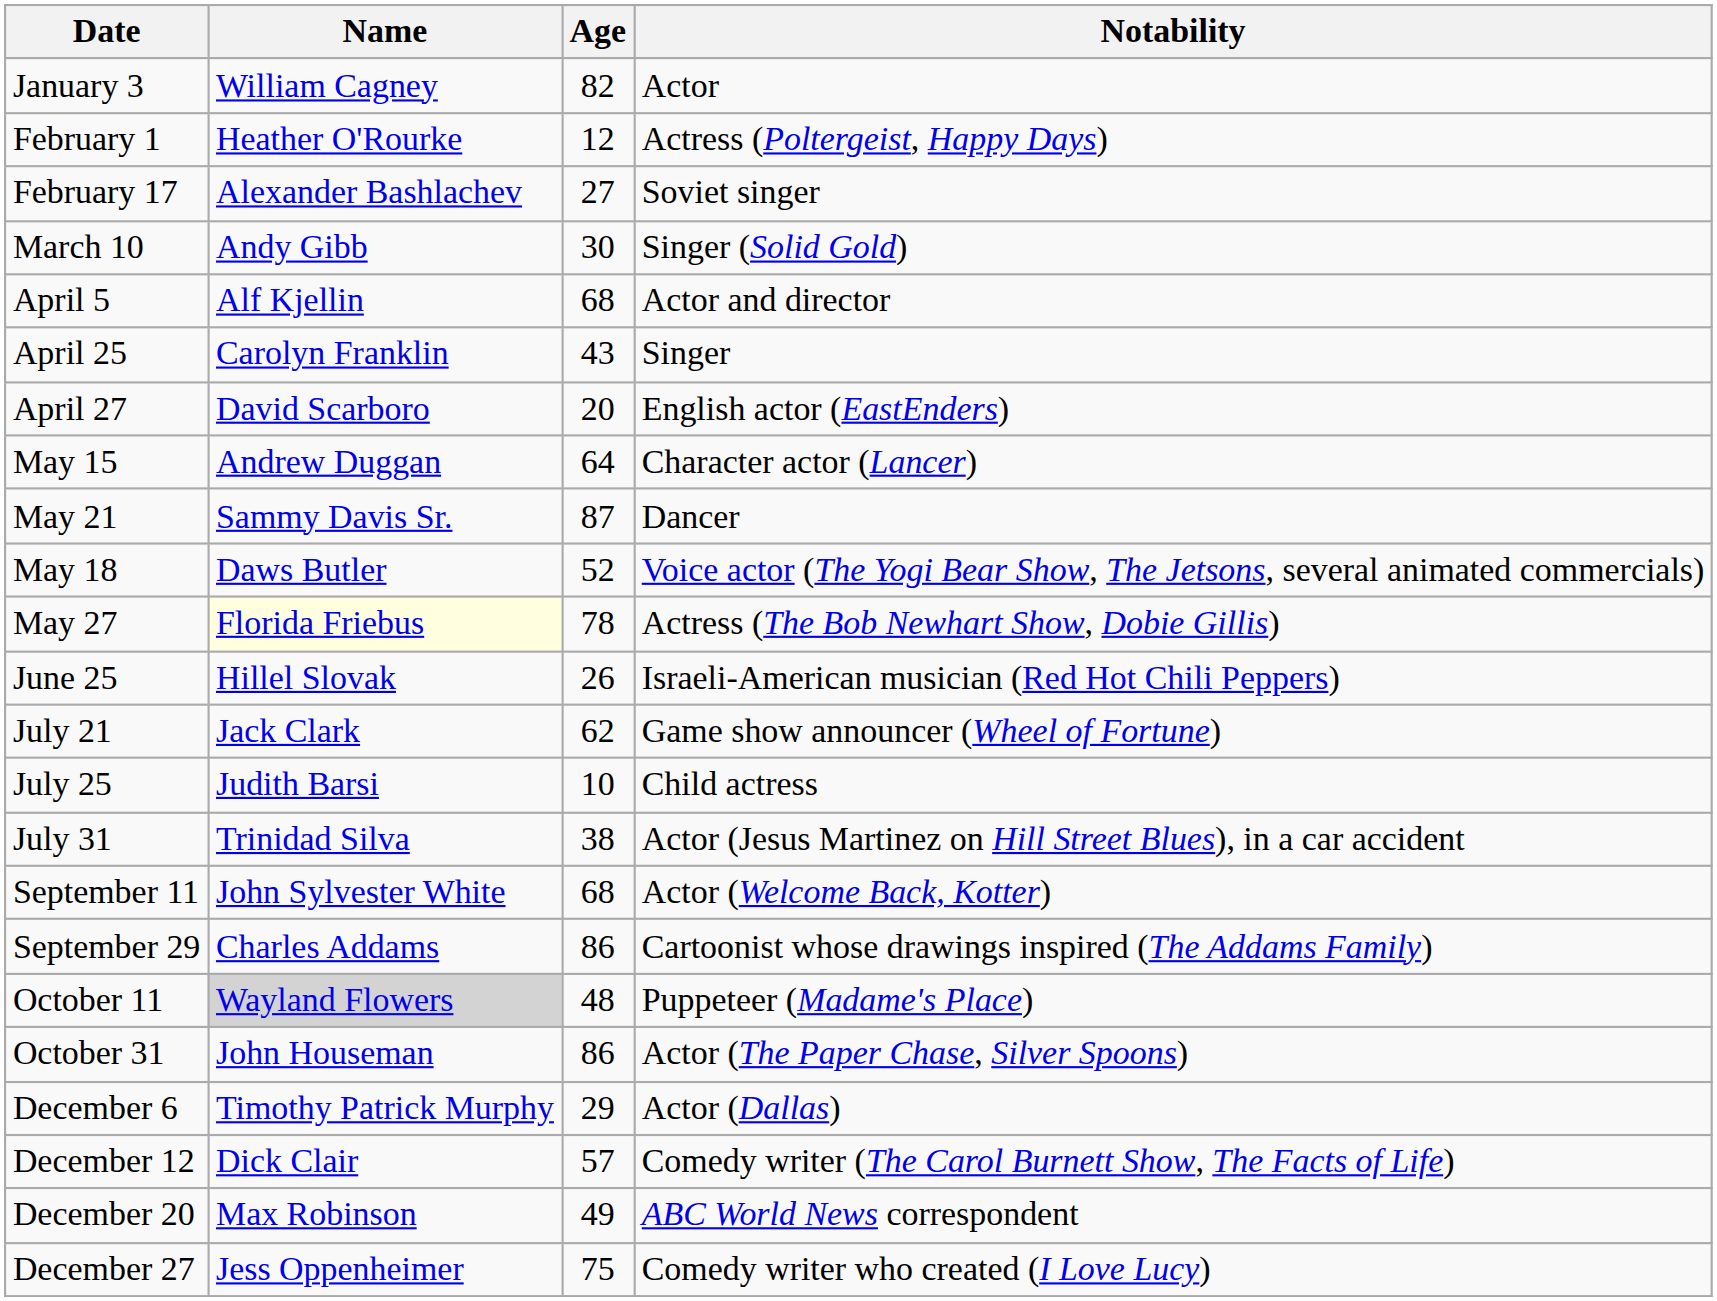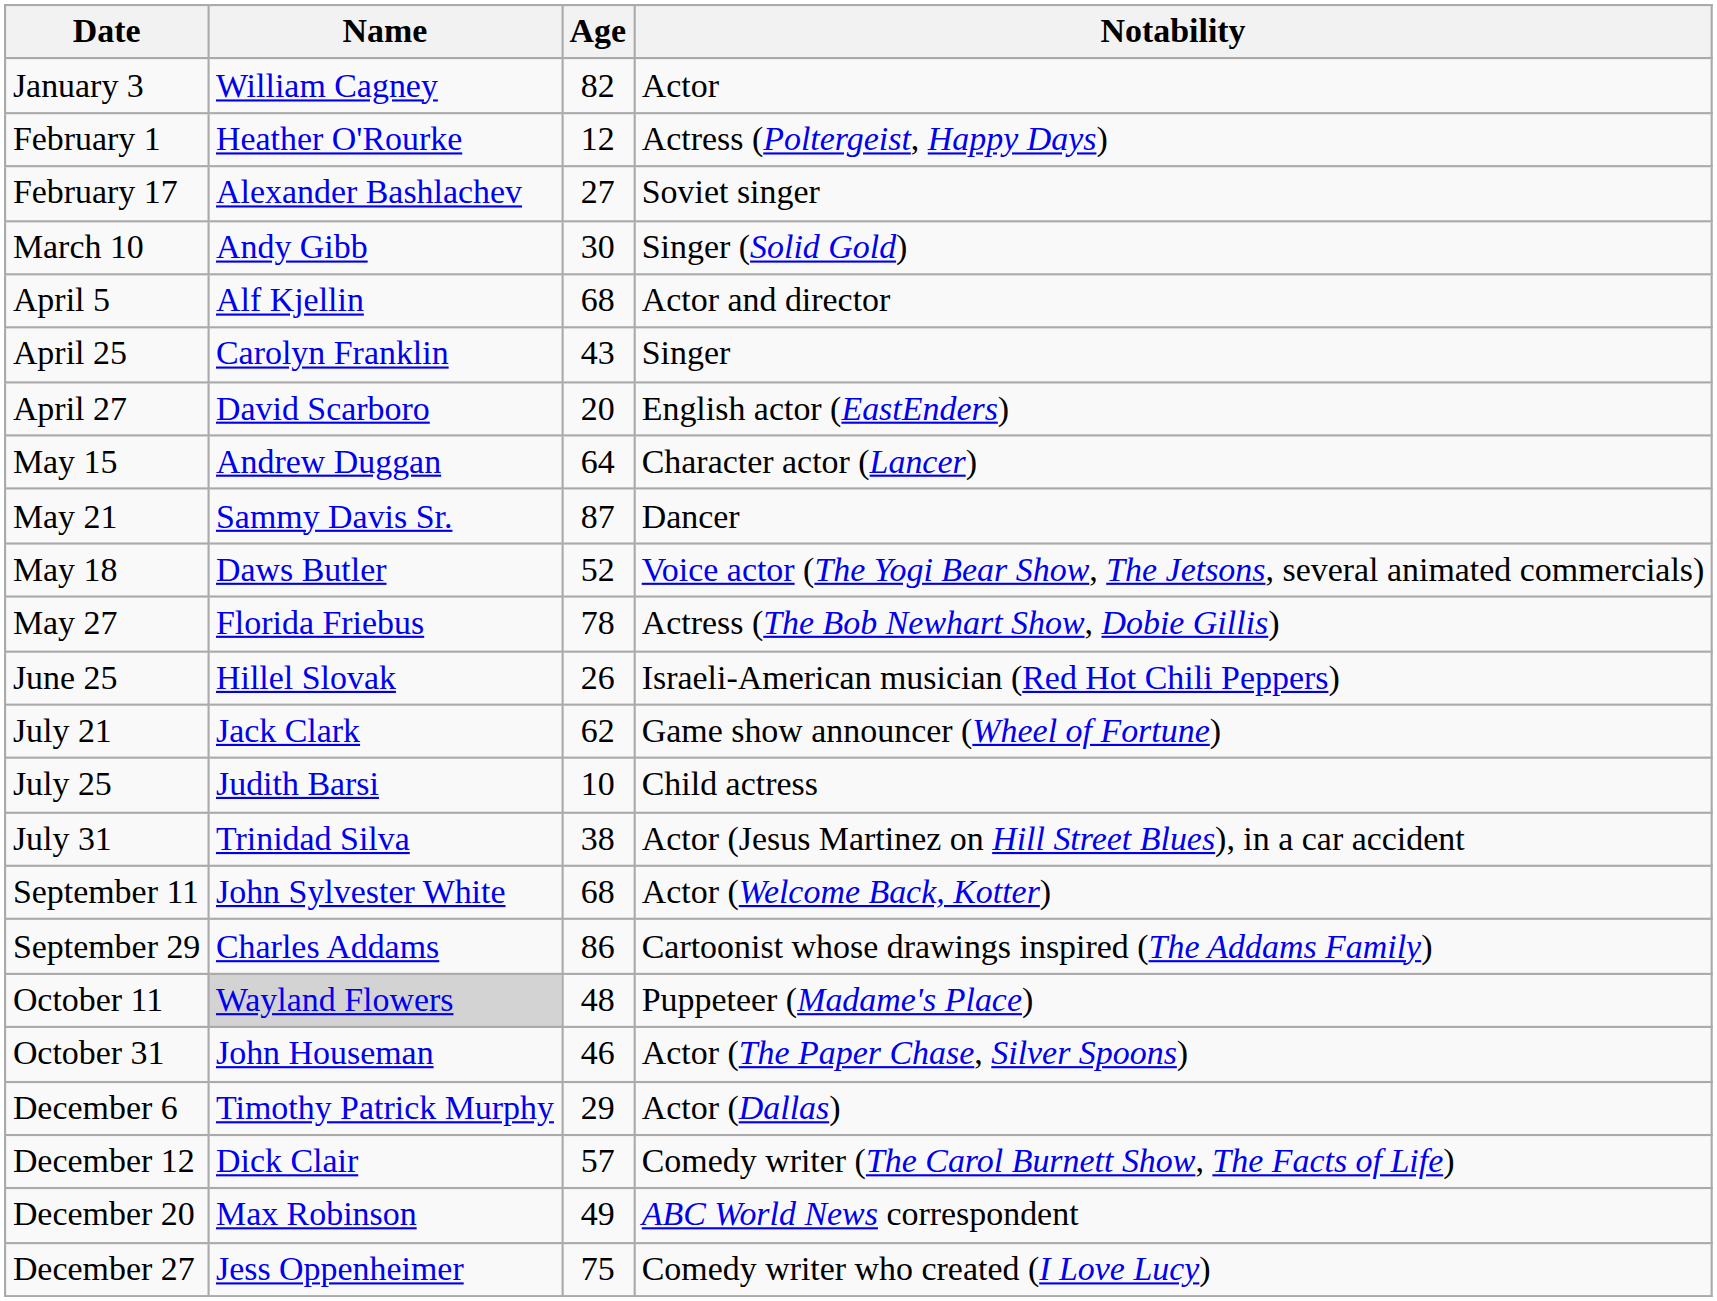(320, 623) lightyellow background -> (320, 623) no background
(598, 1053) 86 -> (598, 1053) 46
